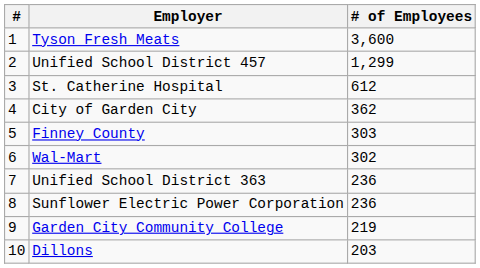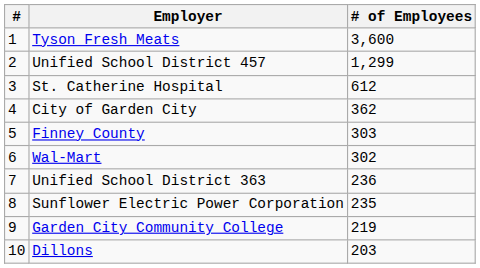(364, 204) 236 -> (364, 204) 235
